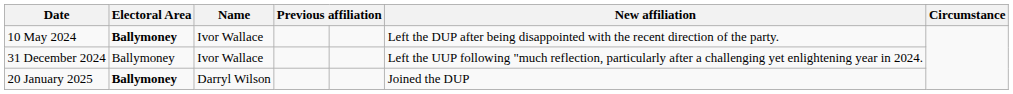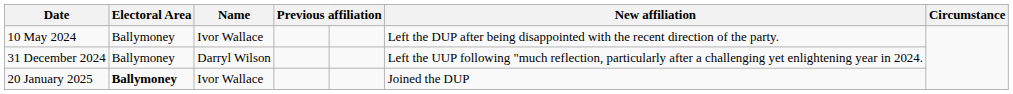(144, 36) bold -> (143, 36) normal
(230, 57) Ivor Wallace -> (234, 57) Darryl Wilson
(234, 79) Darryl Wilson -> (230, 79) Ivor Wallace
